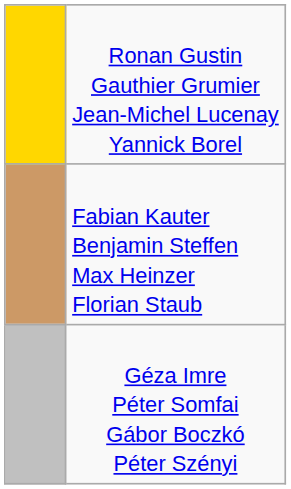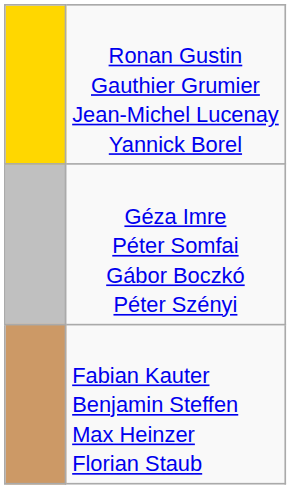rows swapped: (175, 420) <-> (155, 260)
